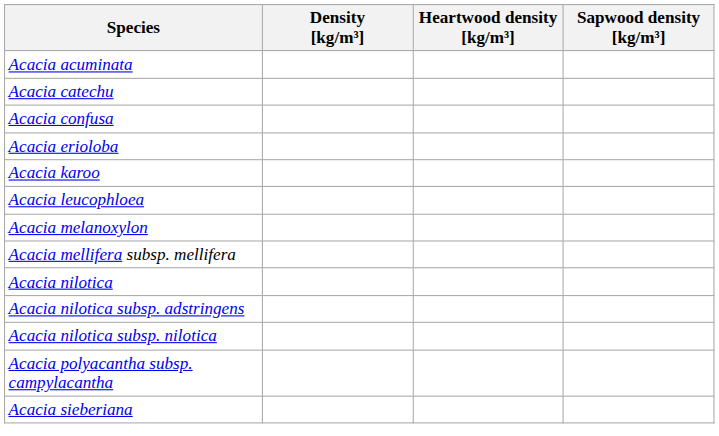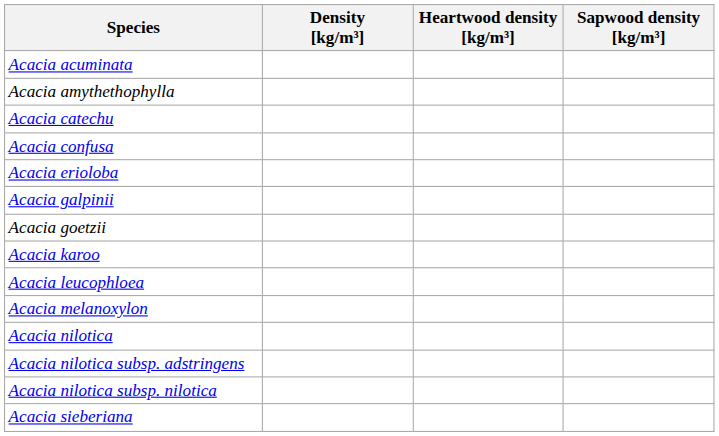+ row: (92, 91)
+ row: (61, 200)
+ row: (57, 227)
- row: (122, 254)
- row: (101, 372)
